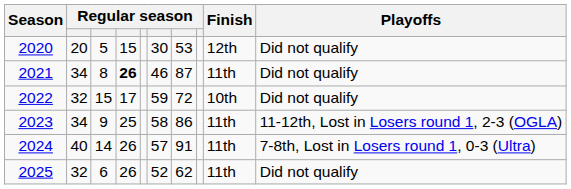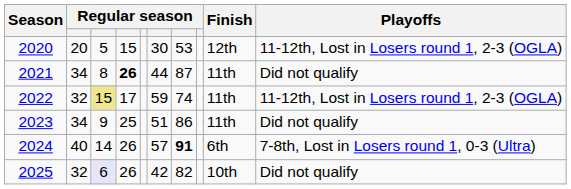(309, 48) Did not qualify -> (411, 48) 11-12th, Lost in Losers round 1, 2-3 (OGLA)
(159, 73) 46 -> (159, 73) 44
(103, 97) no background -> (103, 97) khaki background
(184, 97) 72 -> (184, 97) 74
(222, 97) 10th -> (221, 97) 11th
(309, 97) Did not qualify -> (411, 97) 11-12th, Lost in Losers round 1, 2-3 (OGLA)
(159, 122) 58 -> (159, 122) 51
(411, 122) 11-12th, Lost in Losers round 1, 2-3 (OGLA) -> (309, 122) Did not qualify
(184, 147) normal -> (184, 147) bold
(221, 147) 11th -> (218, 147) 6th
(103, 171) no background -> (103, 171) lavender background
(159, 171) 52 -> (159, 171) 42
(184, 171) 62 -> (184, 171) 82
(221, 171) 11th -> (222, 171) 10th
